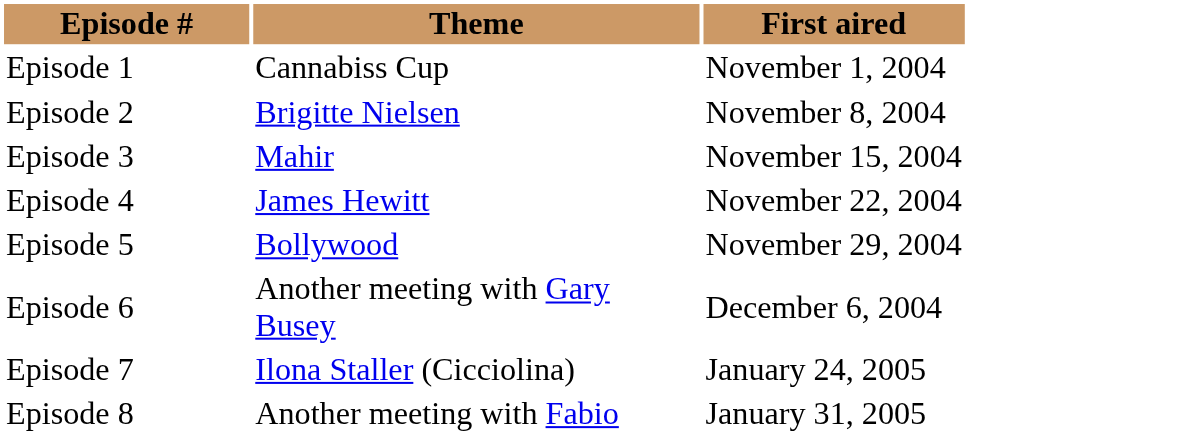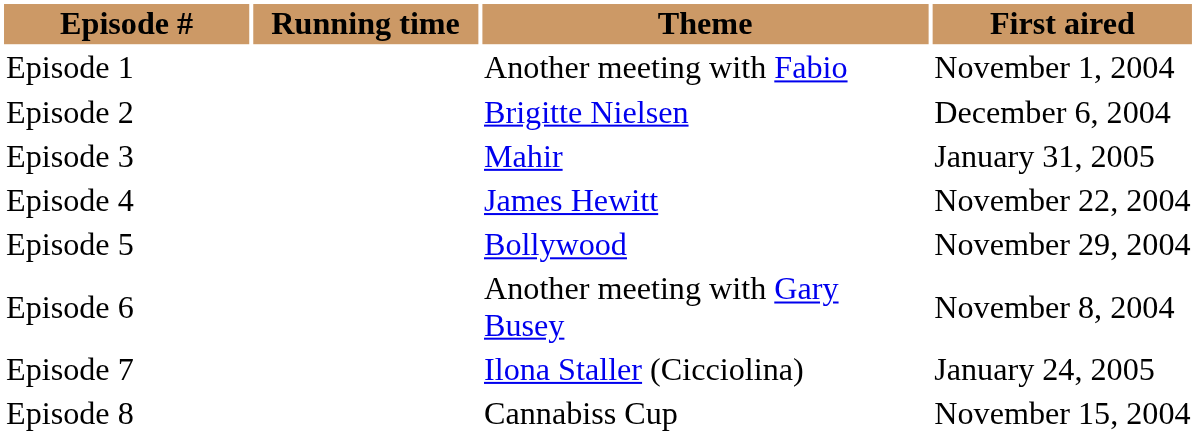+ column: (366, 23)
(352, 67) Cannabiss Cup -> (666, 67) Another meeting with Fabio
(826, 112) November 8, 2004 -> (1053, 112) December 6, 2004
(834, 156) November 15, 2004 -> (1045, 156) January 31, 2005
(824, 307) December 6, 2004 -> (1054, 307) November 8, 2004
(437, 413) Another meeting with Fabio -> (581, 413) Cannabiss Cup
(816, 413) January 31, 2005 -> (1062, 413) November 15, 2004
